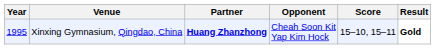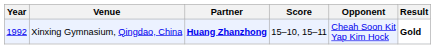columns swapped: (304, 12) <-> (368, 12)
(17, 32) 1995 -> (17, 32) 1992
